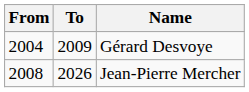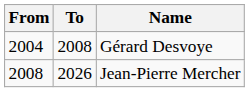(75, 45) 2009 -> (75, 45) 2008
